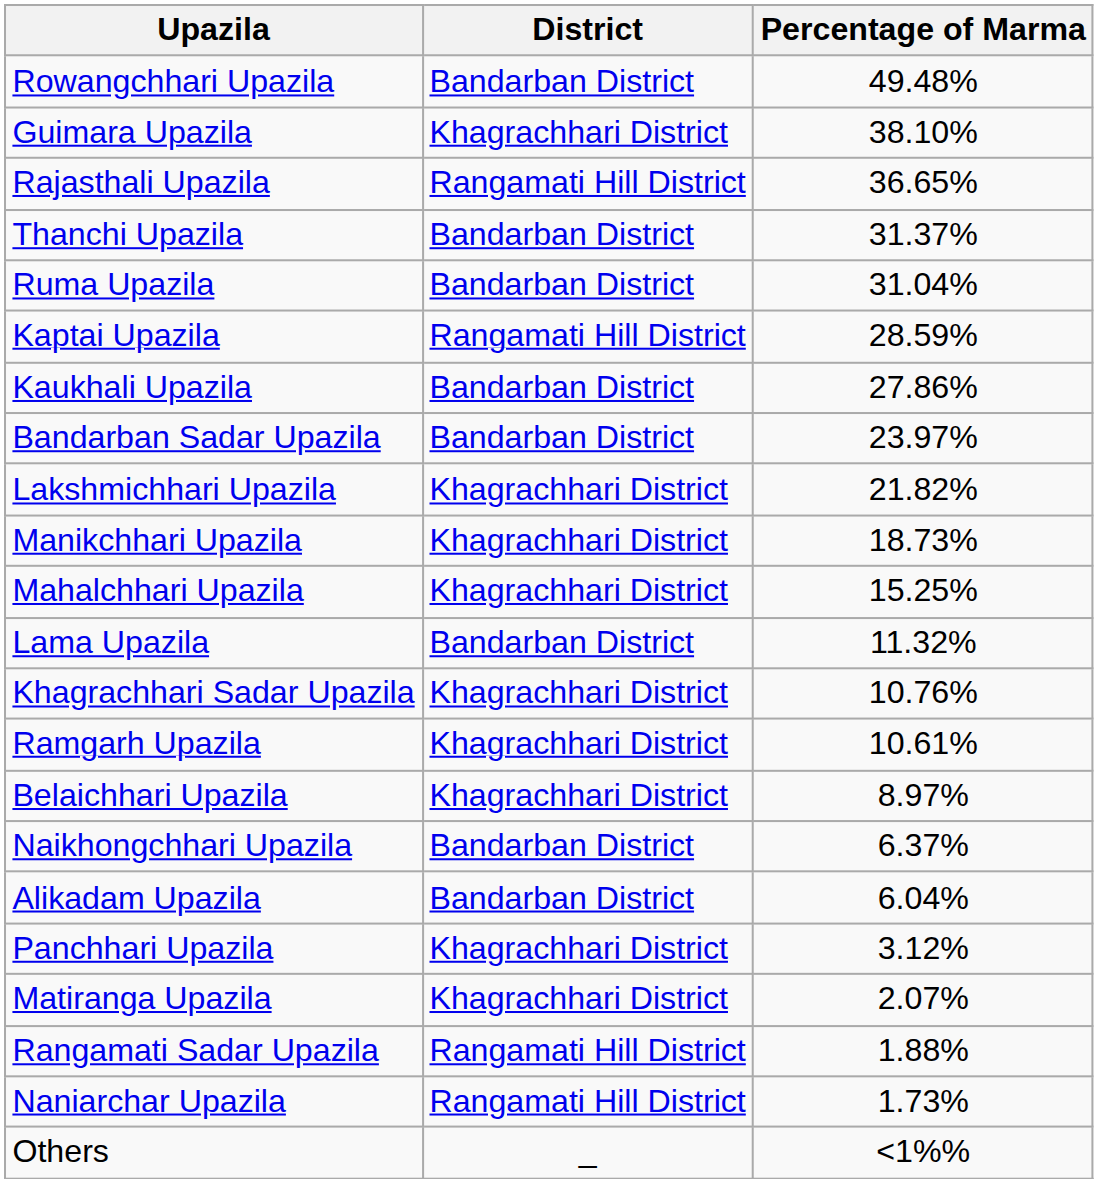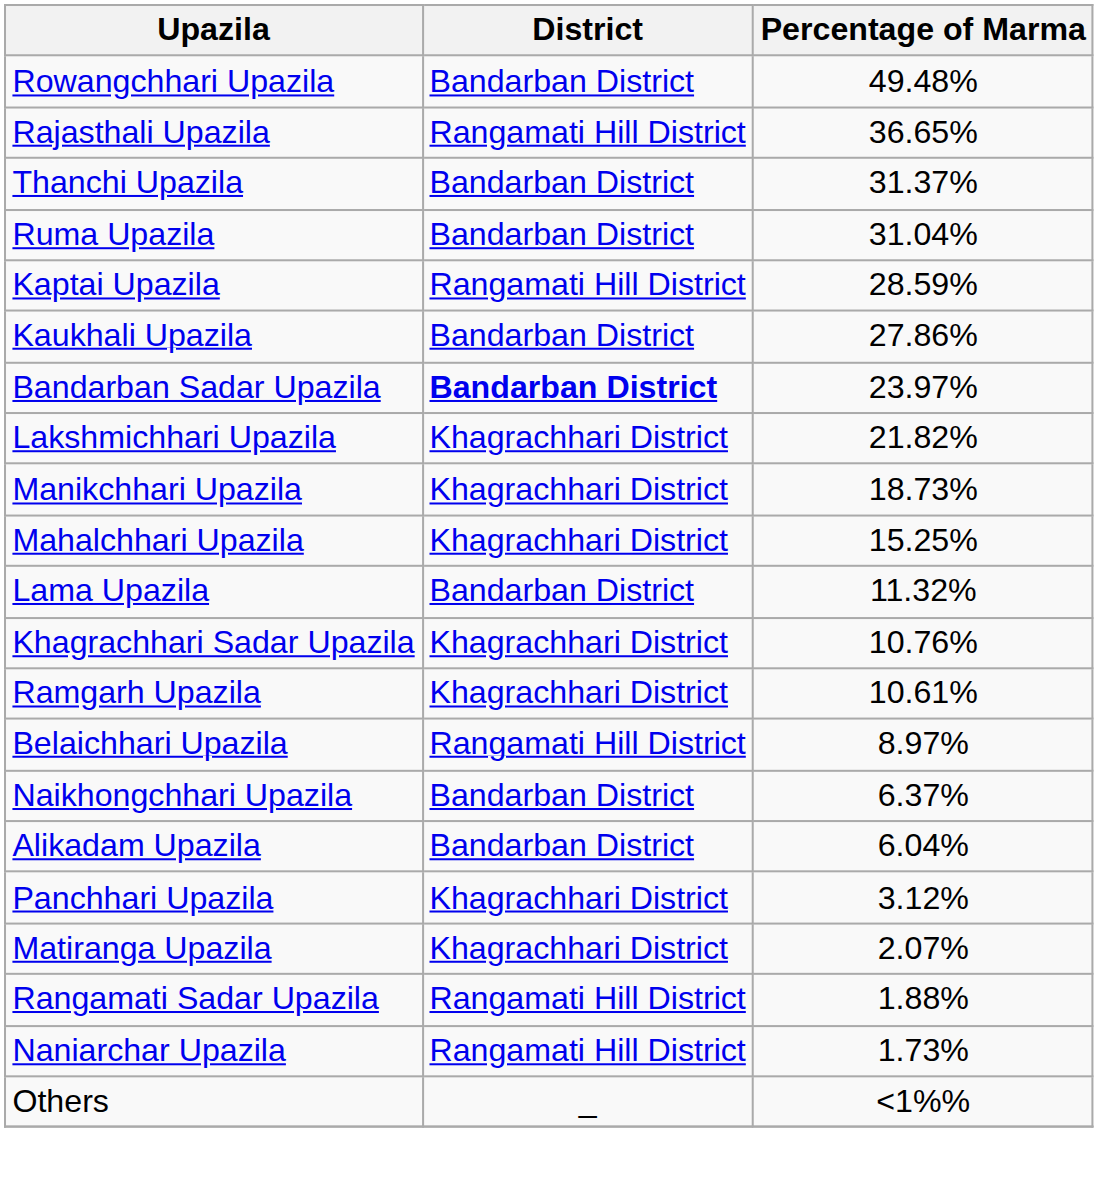- row: (132, 132)
(562, 438) normal -> (573, 387) bold
(579, 795) Khagrachhari District -> (588, 744) Rangamati Hill District
